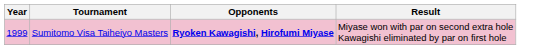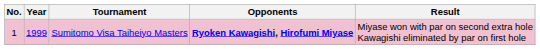+ column: (14, 12)
